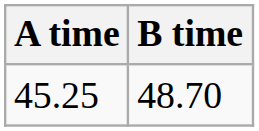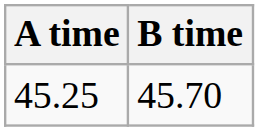(180, 94) 48.70 -> (180, 94) 45.70
